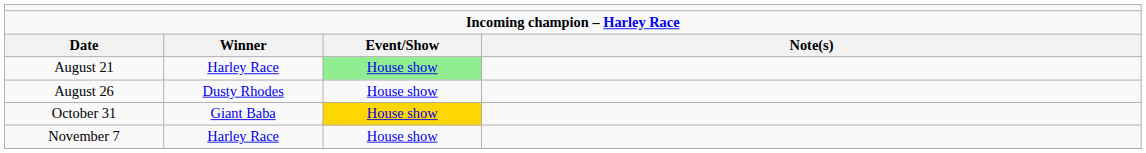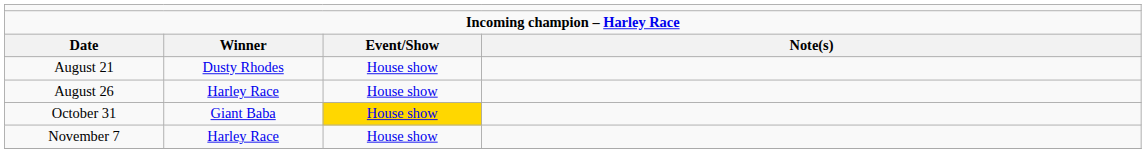(243, 68) Harley Race -> (243, 68) Dusty Rhodes
(402, 68) lightgreen background -> (402, 68) no background
(243, 91) Dusty Rhodes -> (243, 91) Harley Race
